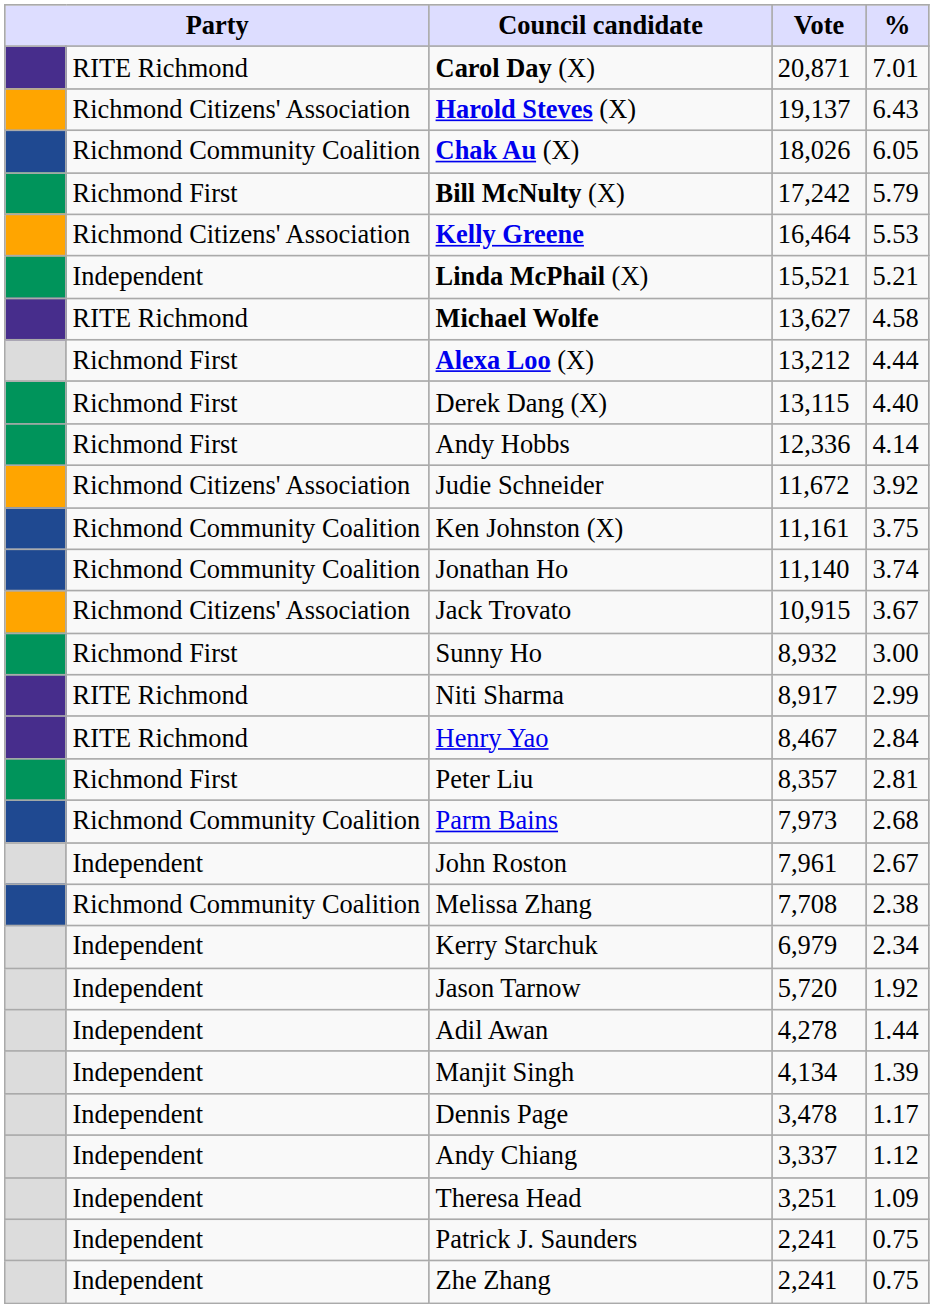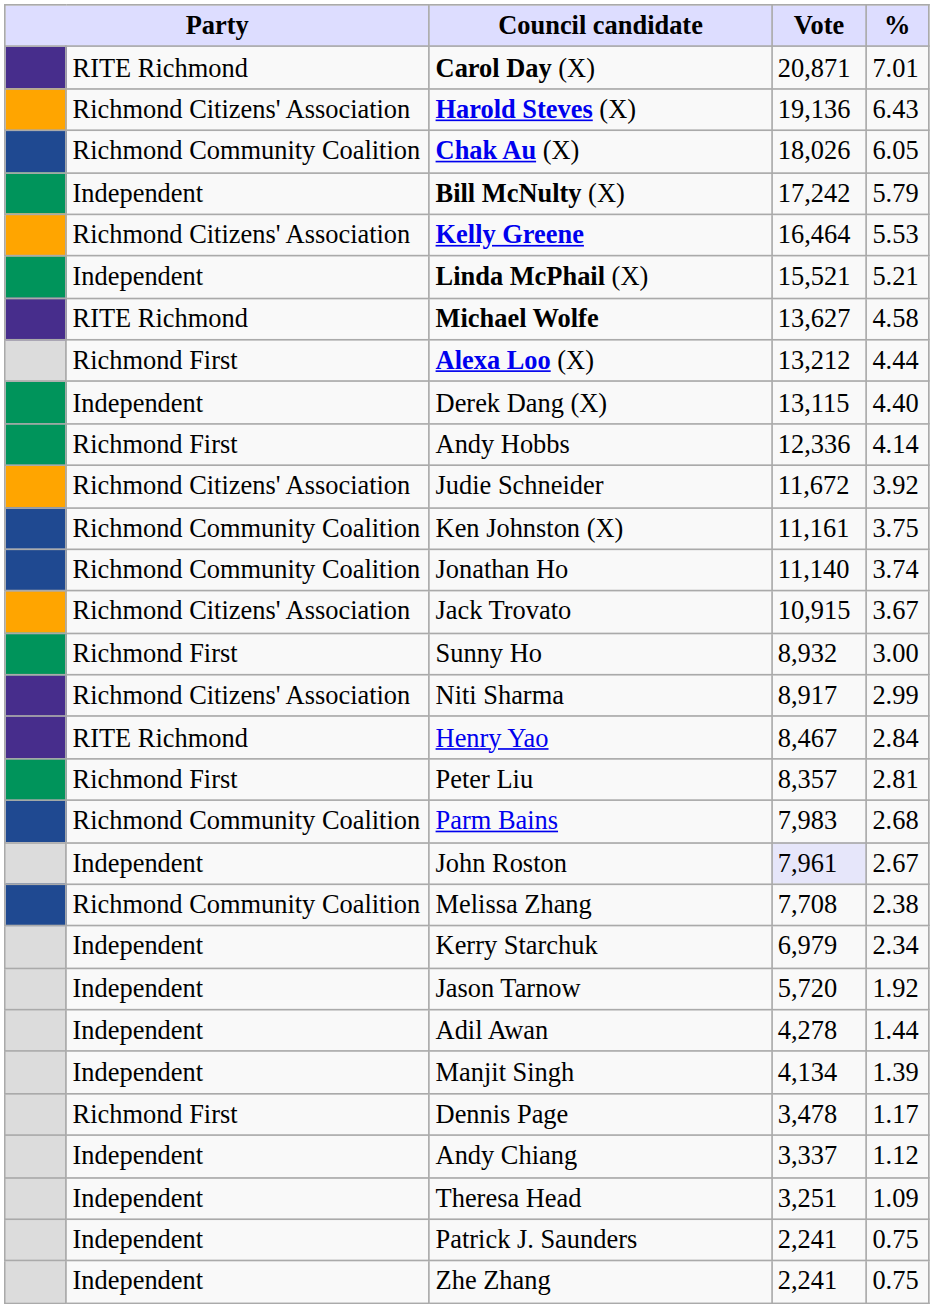(814, 109) 19,137 -> (814, 109) 19,136
(155, 192) Richmond First -> (138, 192) Independent
(155, 402) Richmond First -> (138, 402) Independent
(160, 695) RITE Richmond -> (241, 695) Richmond Citizens' Association
(807, 820) 7,973 -> (807, 820) 7,983
(807, 862) no background -> (807, 862) lavender background
(138, 1114) Independent -> (155, 1114) Richmond First
